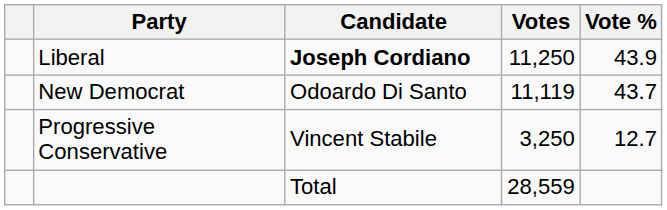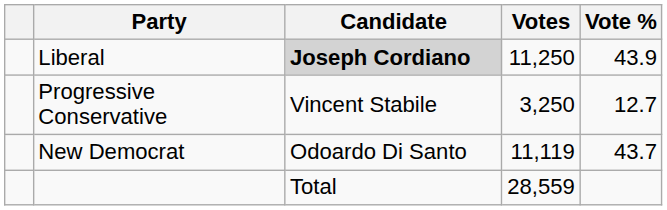(380, 57) no background -> (380, 57) lightgrey background
rows swapped: (111, 92) <-> (103, 139)
